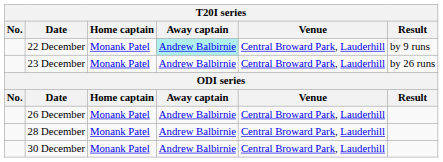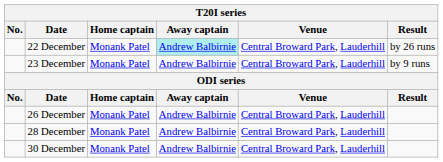(410, 47) by 9 runs -> (413, 47) by 26 runs
(413, 64) by 26 runs -> (410, 64) by 9 runs
